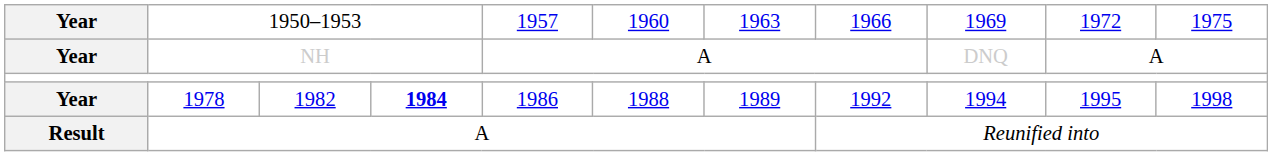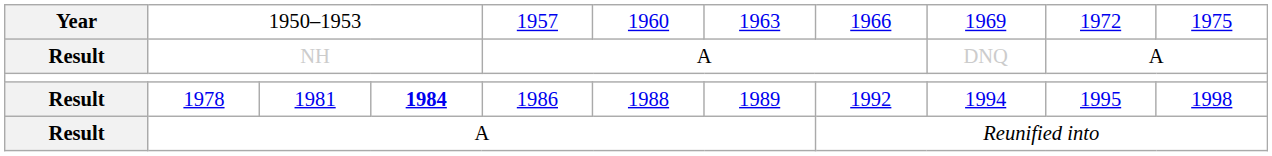(77, 55) Year -> (77, 55) Result
(77, 99) Year -> (77, 99) Result
(315, 99) 1982 -> (315, 99) 1981
